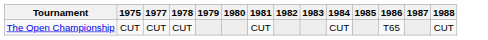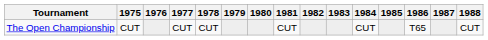+ column: (156, 12)
